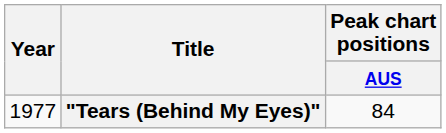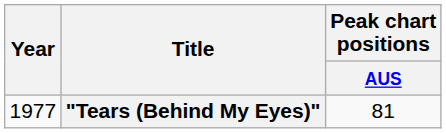(383, 111) 84 -> (383, 111) 81
